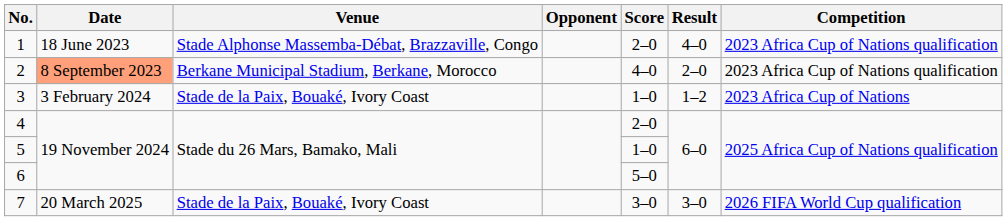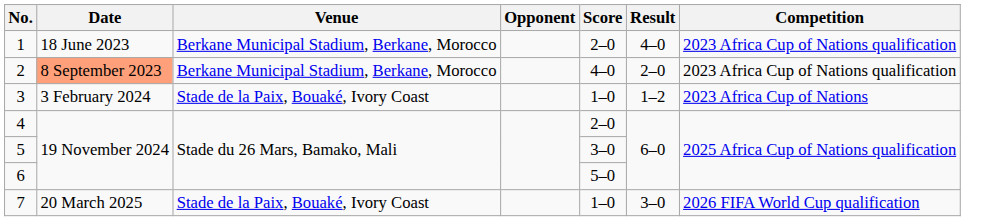(357, 44) Stade Alphonse Massemba-Débat, Brazzaville, Congo -> (337, 44) Berkane Municipal Stadium, Berkane, Morocco
(644, 149) 1–0 -> (603, 149) 3–0
(644, 202) 3–0 -> (603, 202) 1–0
